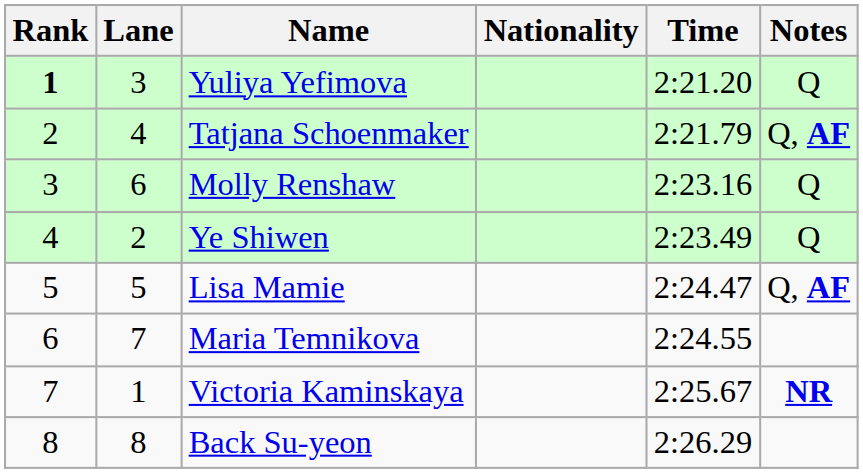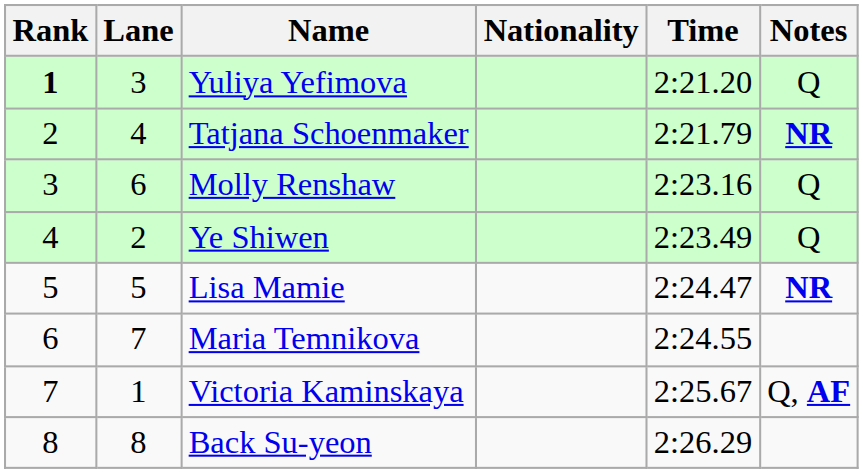(809, 133) Q, AF -> (809, 133) NR
(809, 287) Q, AF -> (809, 287) NR
(809, 390) NR -> (809, 390) Q, AF
